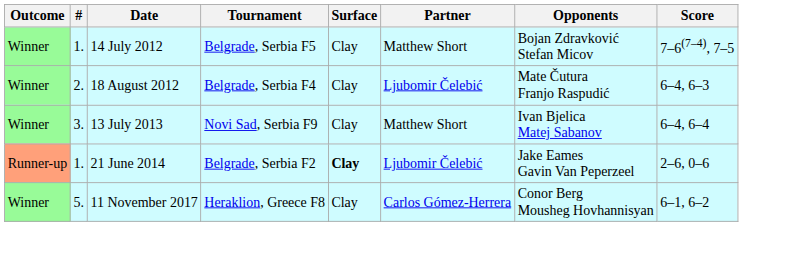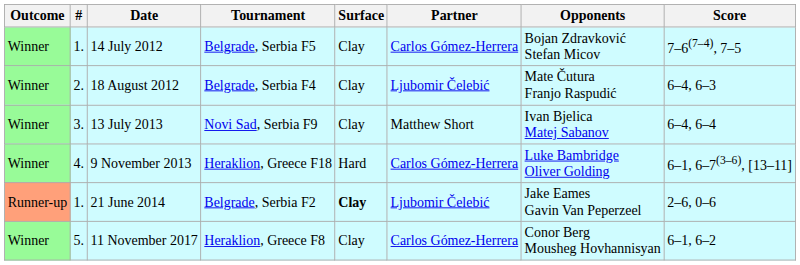(425, 46) Matthew Short -> (454, 46) Carlos Gómez-Herrera
+ row: (141, 162)
